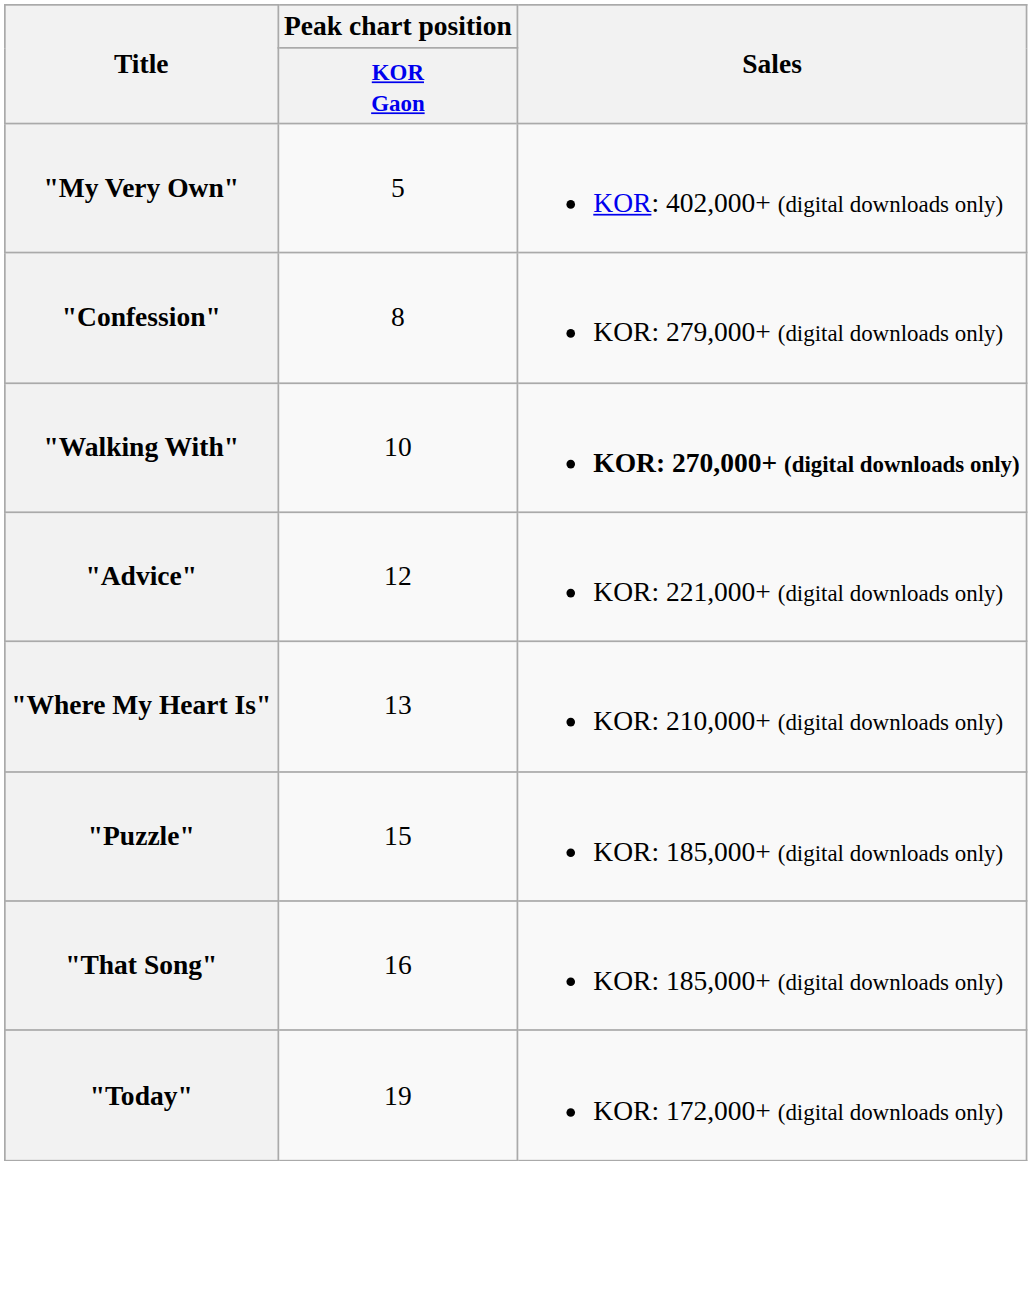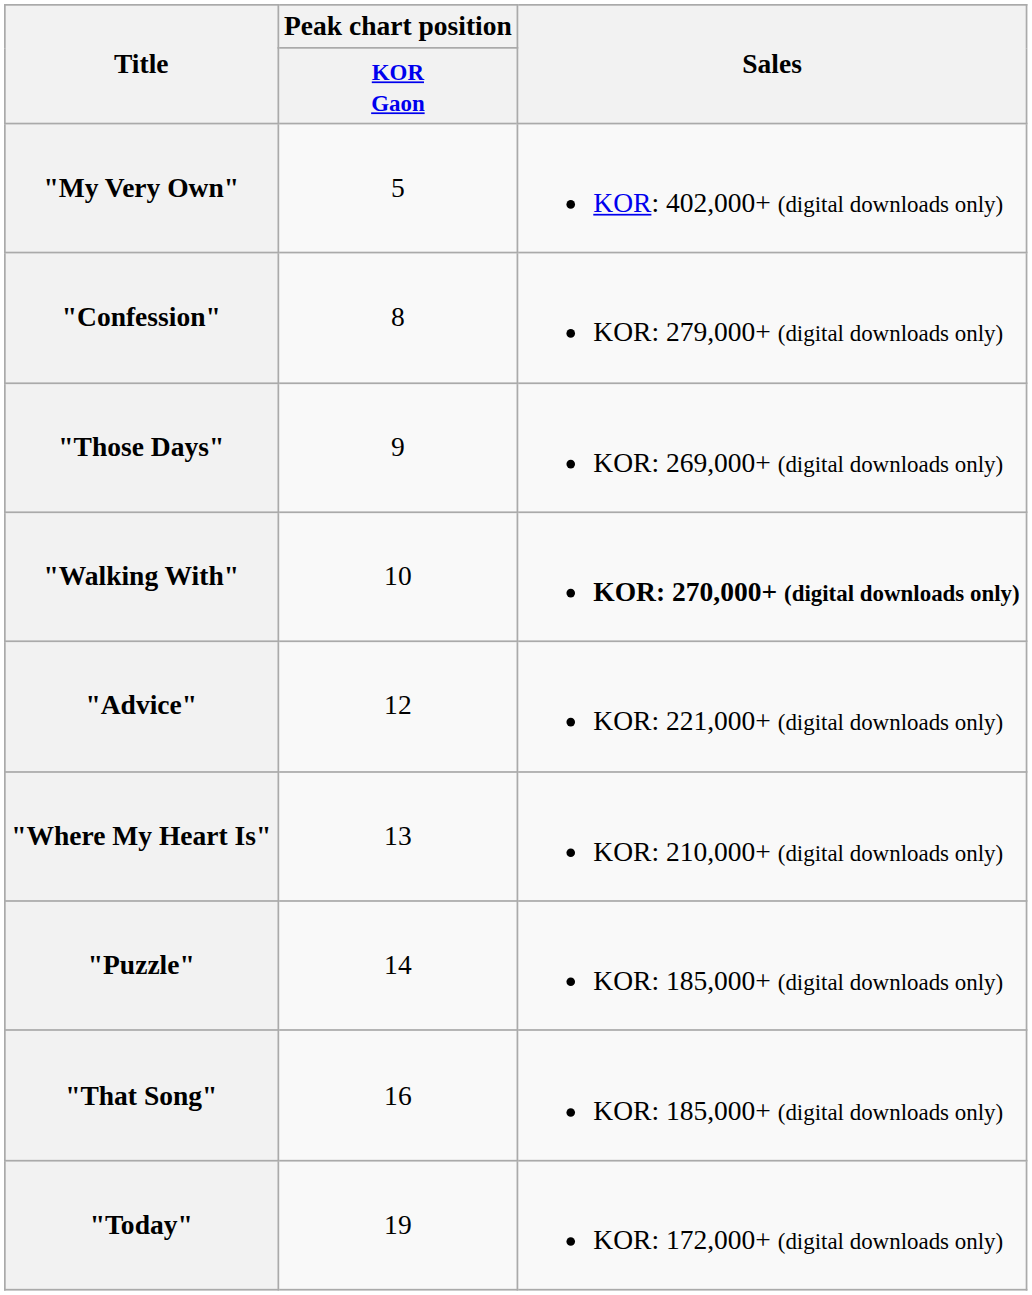+ row: (141, 446)
(398, 835) 15 -> (398, 965) 14
